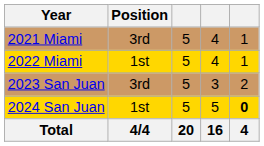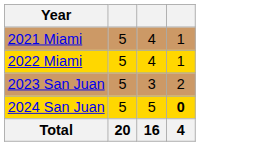- column: (140, 15)
